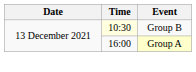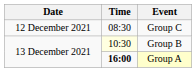+ row: (165, 28)
(120, 43) normal -> (120, 59) bold
